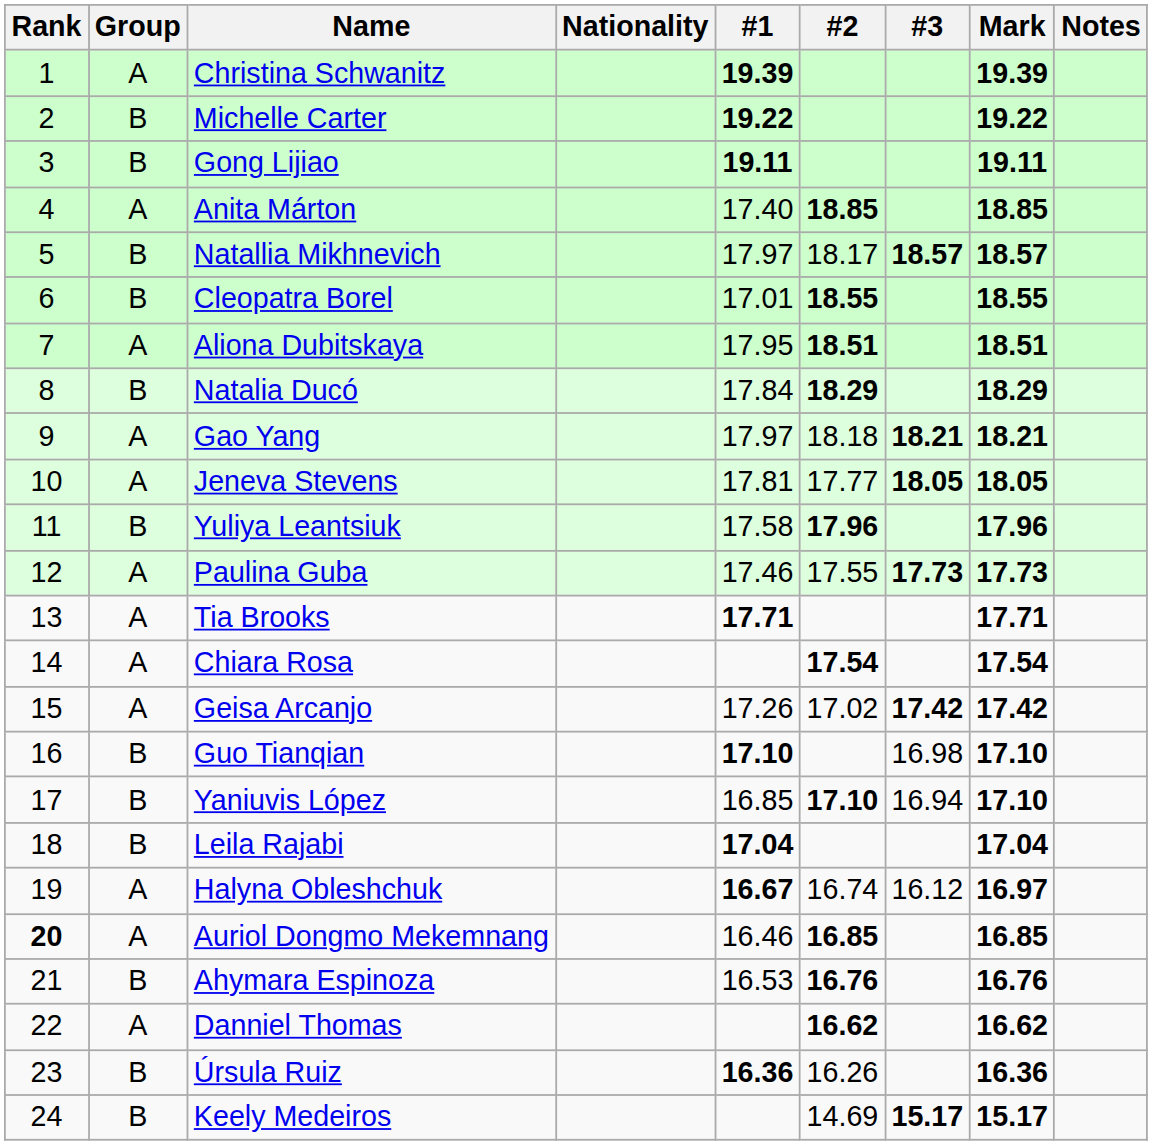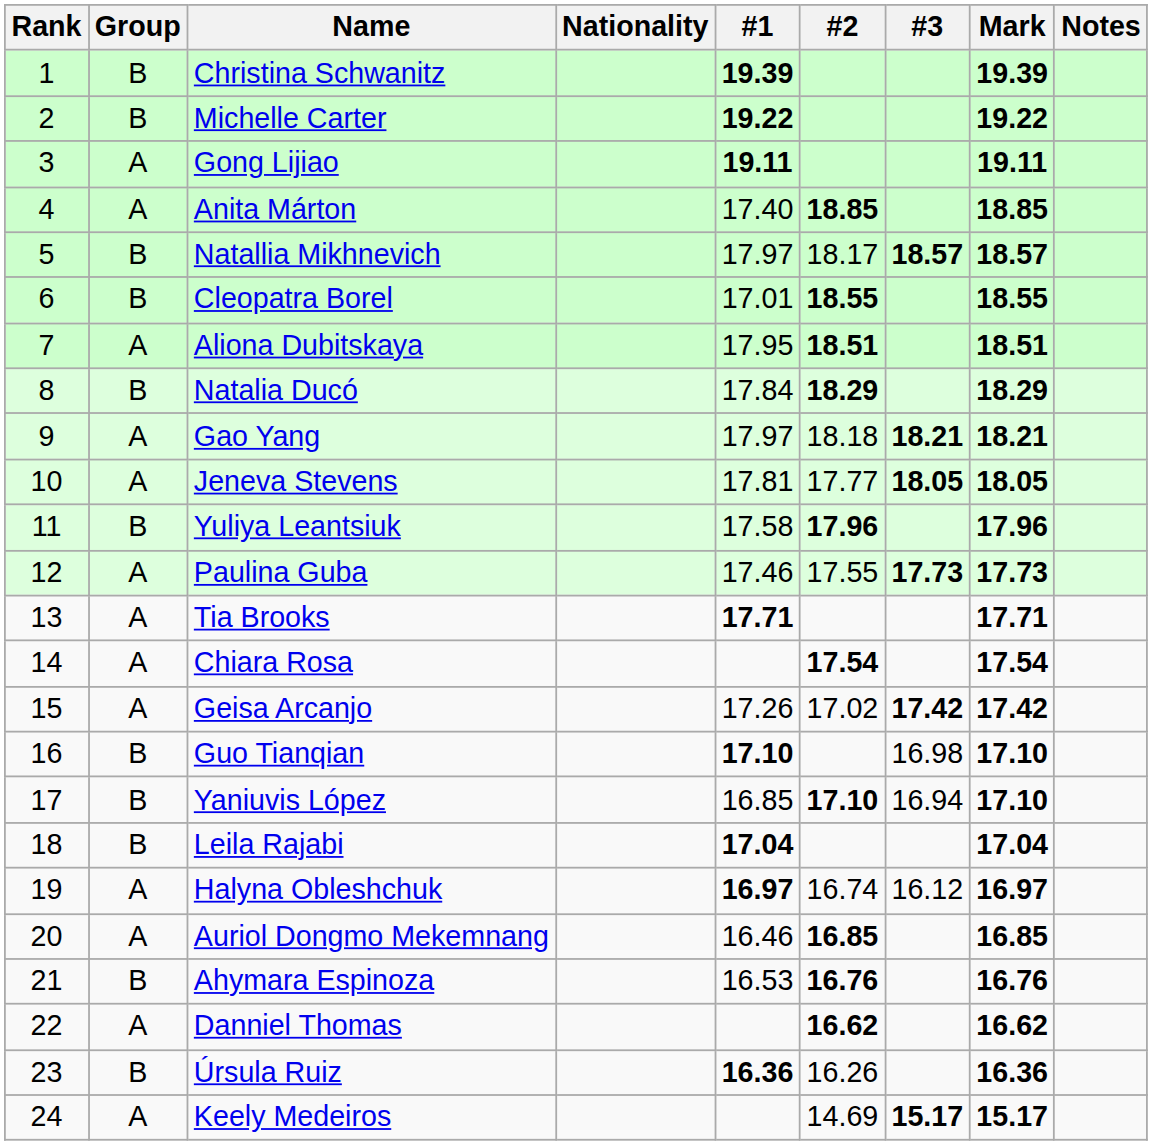(138, 72) A -> (138, 72) B
(138, 163) B -> (138, 163) A
(758, 890) 16.67 -> (758, 890) 16.97
(46, 935) bold -> (46, 935) normal
(138, 1117) B -> (138, 1117) A
